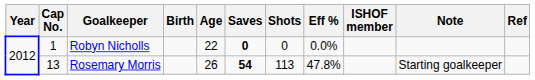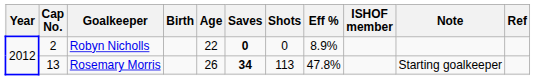(53, 46) 1 -> (53, 46) 2
(324, 46) 0.0% -> (324, 46) 8.9%
(245, 65) 54 -> (245, 65) 34
